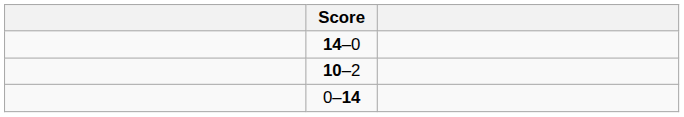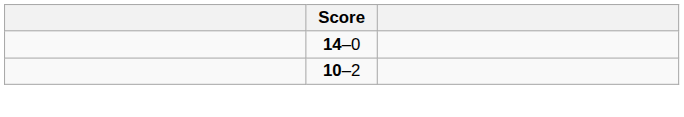- row: (342, 97)
